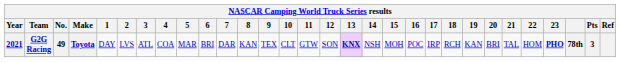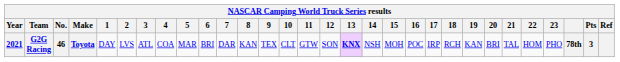(61, 44) 49 -> (61, 44) 46
(555, 44) bold -> (554, 44) normal
